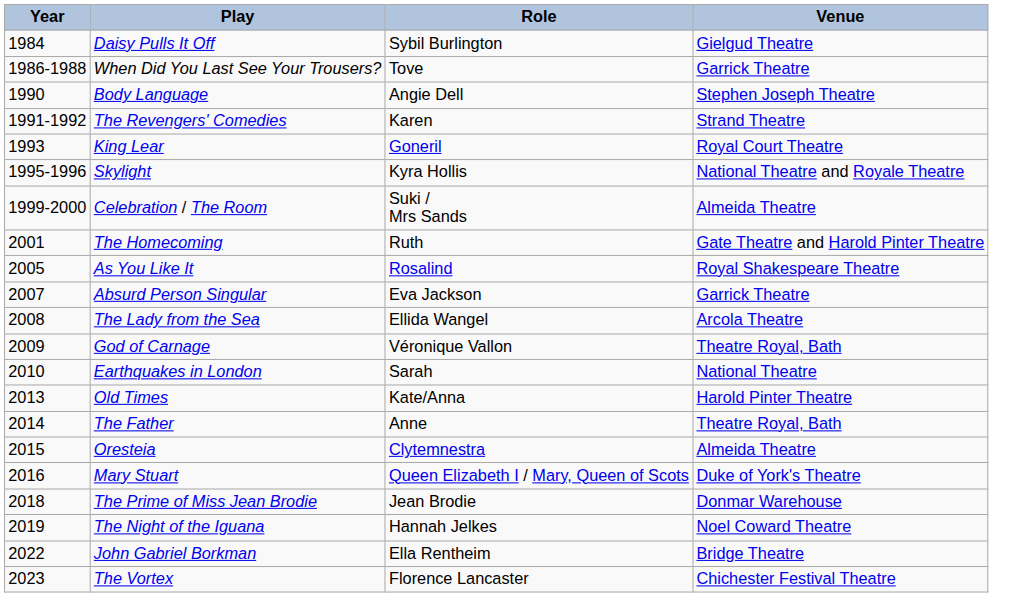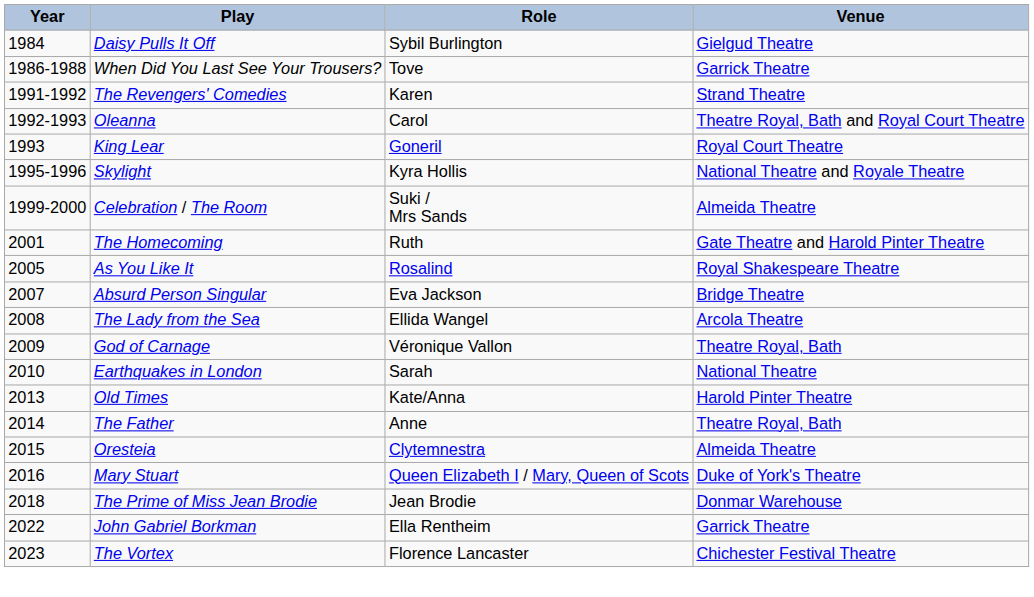- row: (151, 95)
+ row: (125, 120)
(753, 294) Garrick Theatre -> (750, 294) Bridge Theatre
- row: (179, 527)
(750, 553) Bridge Theatre -> (753, 527) Garrick Theatre
